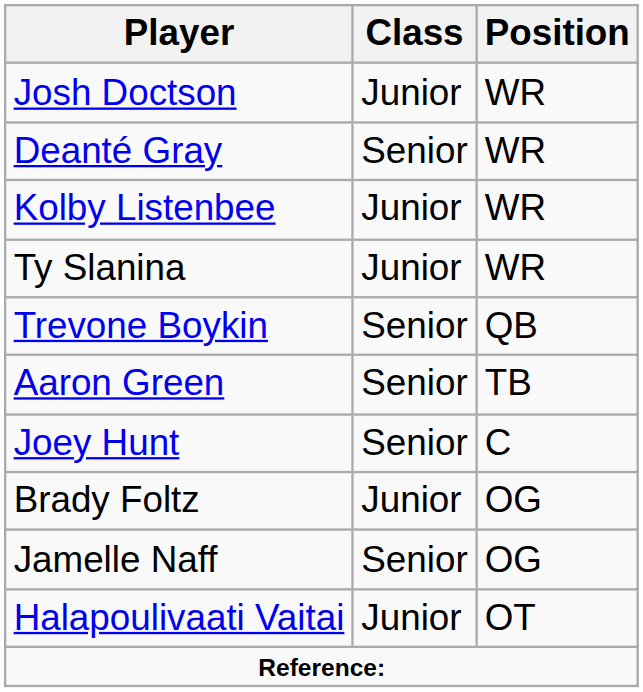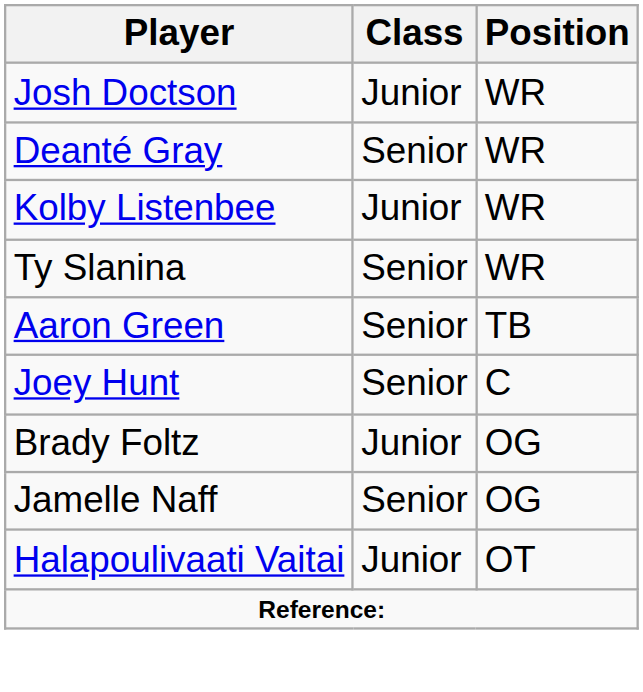(411, 267) Junior -> (415, 267) Senior
- row: (141, 325)
